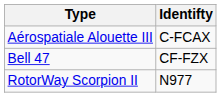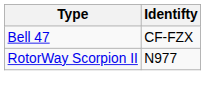- row: (80, 37)
